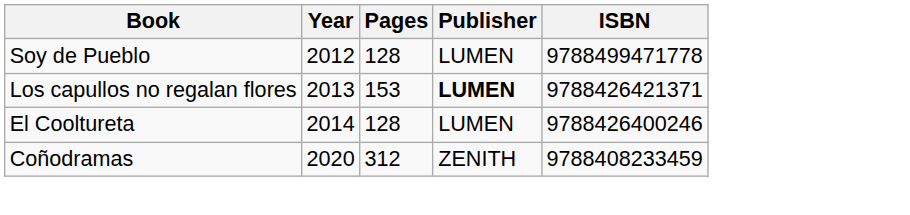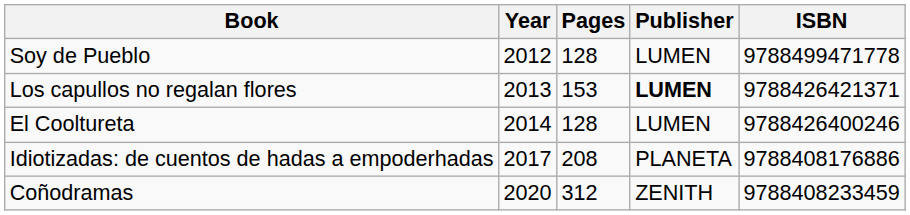+ row: (252, 158)
